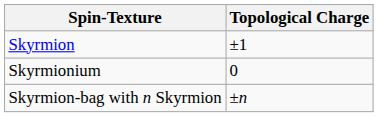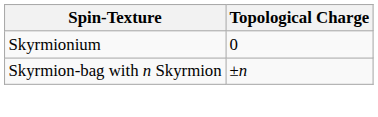- row: (42, 44)
